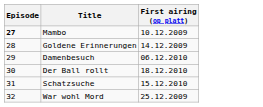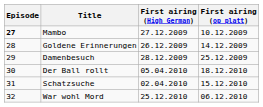+ column: (169, 15)
(164, 58) 06.12.2010 -> (224, 58) 25.12.2009
(164, 96) 25.12.2009 -> (224, 96) 06.12.2010
